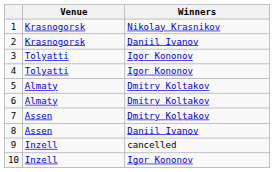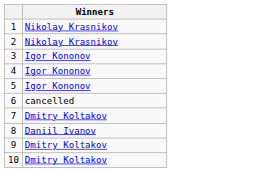- column: (74, 12)
(163, 41) Daniil Ivanov -> (71, 41) Nikolay Krasnikov
(168, 86) Dmitry Koltakov -> (58, 86) Igor Kononov
(168, 101) Dmitry Koltakov -> (50, 101) cancelled
(152, 145) cancelled -> (66, 145) Dmitry Koltakov
(160, 160) Igor Kononov -> (66, 160) Dmitry Koltakov
